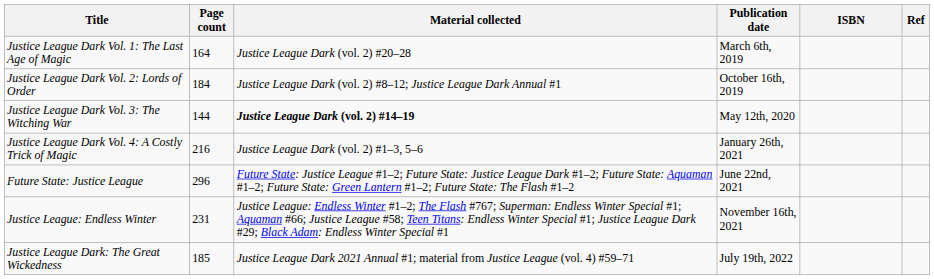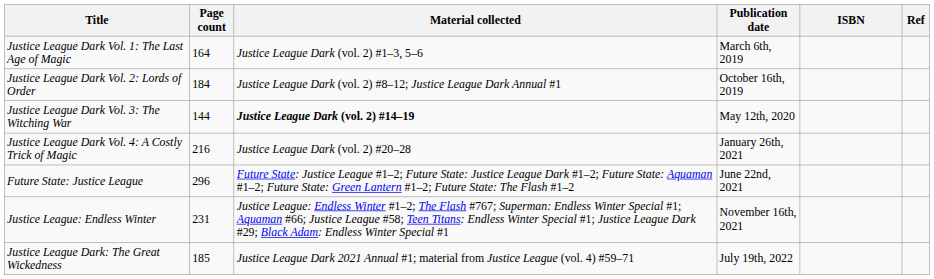(324, 52) Justice League Dark (vol. 2) #20–28 -> (330, 52) Justice League Dark (vol. 2) #1–3, 5–6
(330, 148) Justice League Dark (vol. 2) #1–3, 5–6 -> (324, 148) Justice League Dark (vol. 2) #20–28
